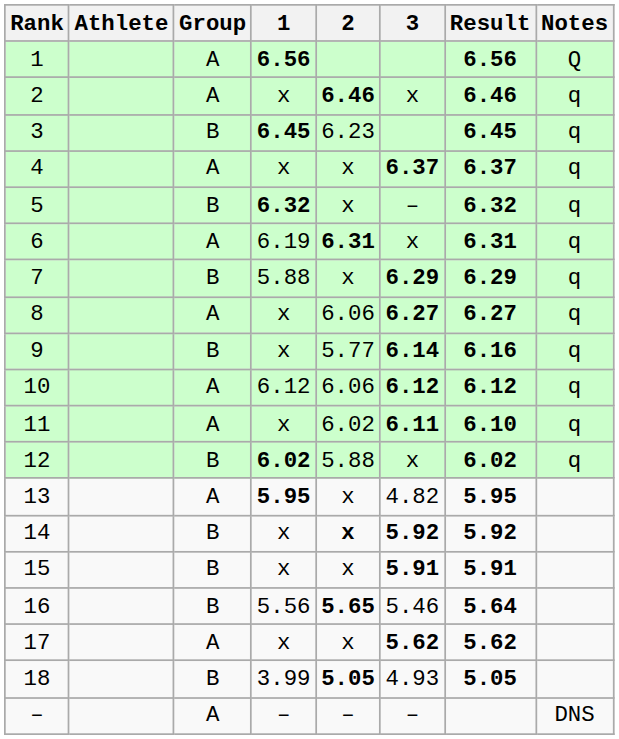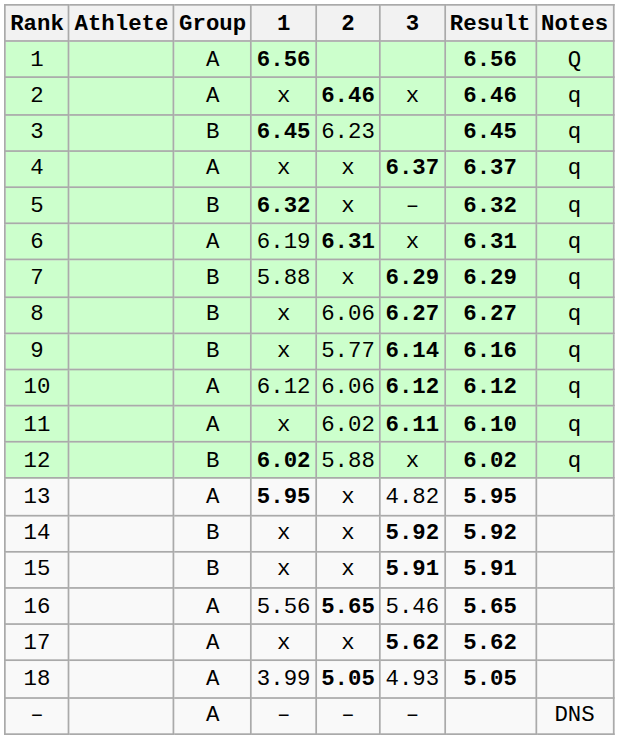(213, 315) A -> (213, 315) B
(348, 533) bold -> (348, 533) normal
(213, 606) B -> (213, 606) A
(490, 606) 5.64 -> (490, 606) 5.65
(213, 679) B -> (213, 679) A
